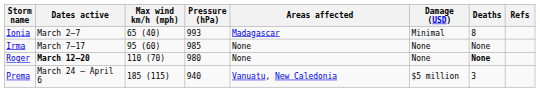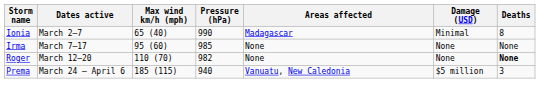- column: (520, 15)
(194, 33) 993 -> (205, 33) 990
(63, 59) bold -> (65, 59) normal
(194, 59) 980 -> (205, 59) 982
